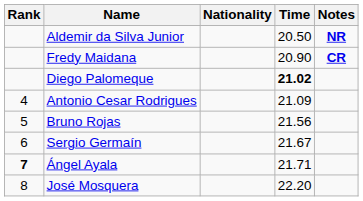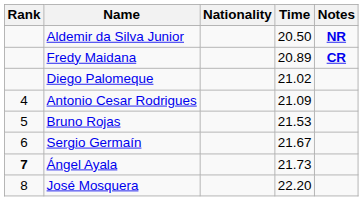(295, 57) 20.90 -> (295, 57) 20.89
(295, 79) bold -> (295, 79) normal
(295, 121) 21.56 -> (295, 121) 21.53
(295, 164) 21.71 -> (295, 164) 21.73
